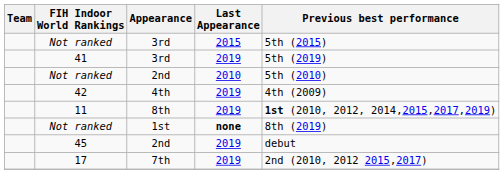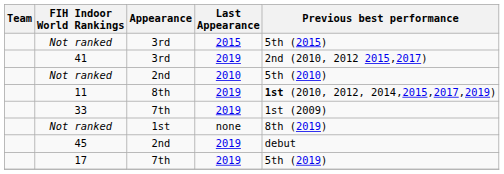(296, 59) 5th (2019) -> (346, 59) 2nd (2010, 2012 2015,2017)
- row: (81, 93)
+ row: (81, 110)
(228, 127) bold -> (228, 127) normal
(346, 160) 2nd (2010, 2012 2015,2017) -> (296, 160) 5th (2019)
